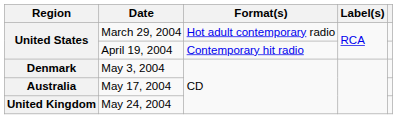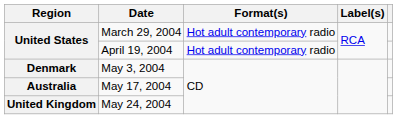(245, 50) Contemporary hit radio -> (261, 50) Hot adult contemporary radio
